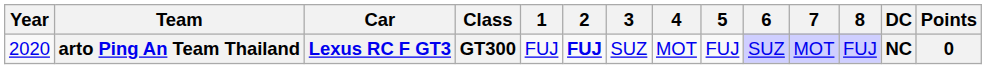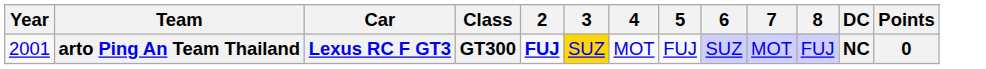- column: (542, 20)
(29, 49) 2020 -> (29, 49) 2001
(629, 49) no background -> (587, 49) gold background
